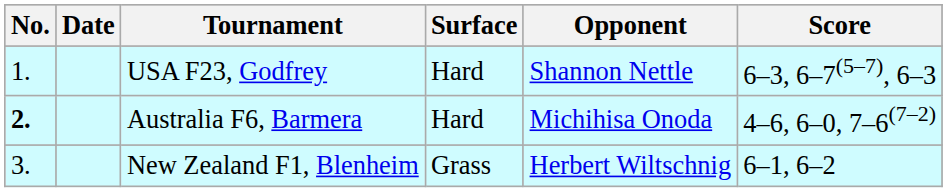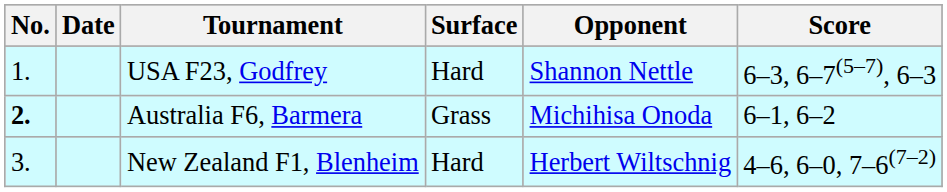(457, 119) Hard -> (461, 116) Grass
(840, 119) 4–6, 6–0, 7–6(7–2) -> (789, 116) 6–1, 6–2
(461, 165) Grass -> (457, 161) Hard
(789, 165) 6–1, 6–2 -> (840, 161) 4–6, 6–0, 7–6(7–2)
